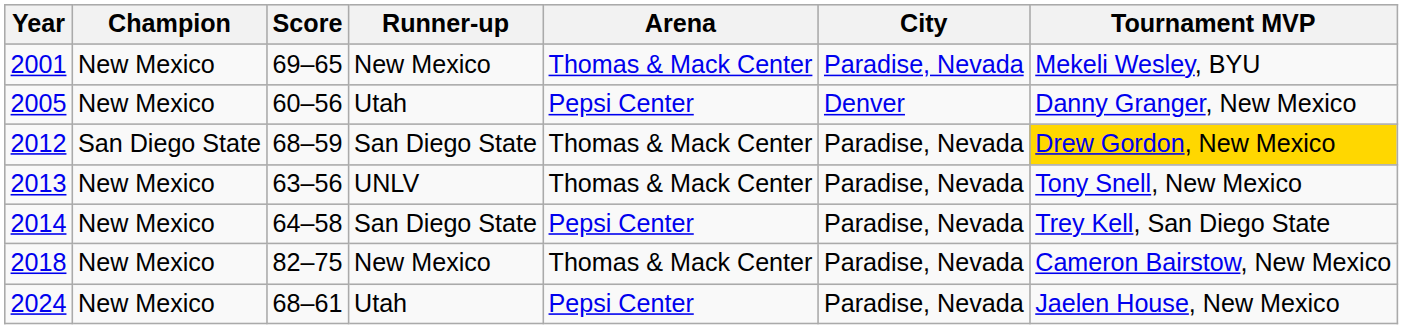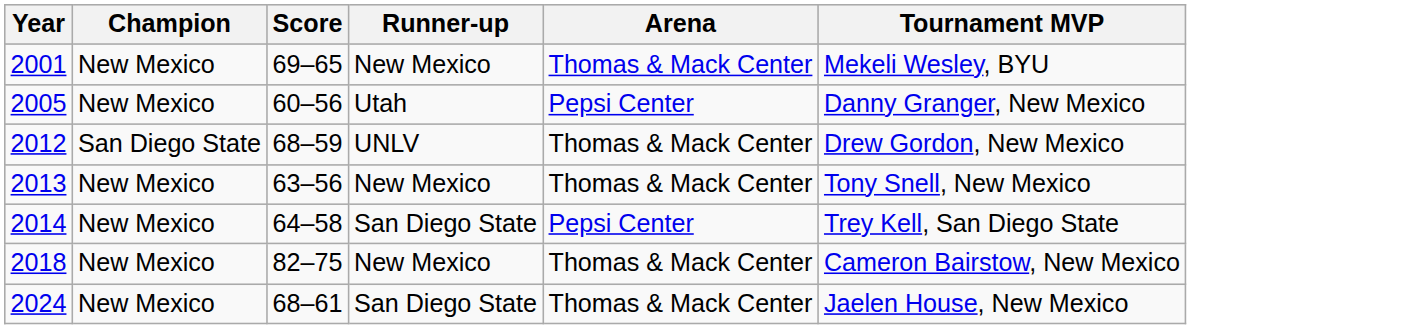- column: (924, 24)
(445, 143) San Diego State -> (387, 143) UNLV
(1185, 143) gold background -> (974, 143) no background
(387, 183) UNLV -> (422, 183) New Mexico
(381, 303) Utah -> (445, 303) San Diego State
(621, 303) Pepsi Center -> (680, 303) Thomas & Mack Center
